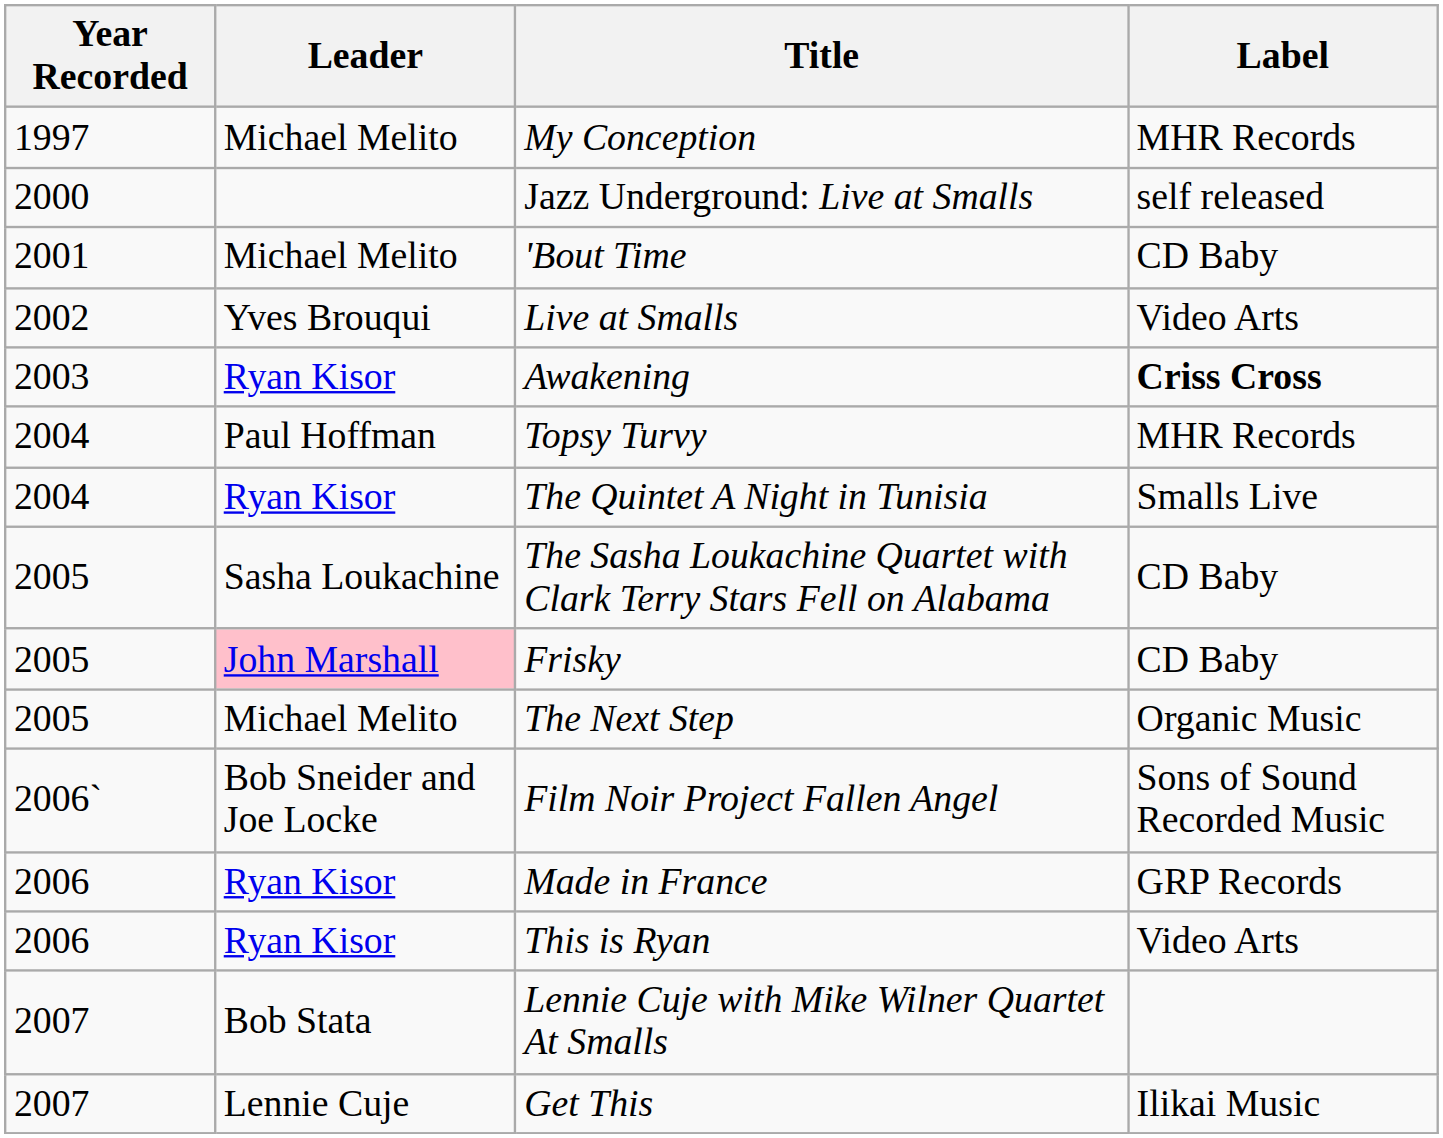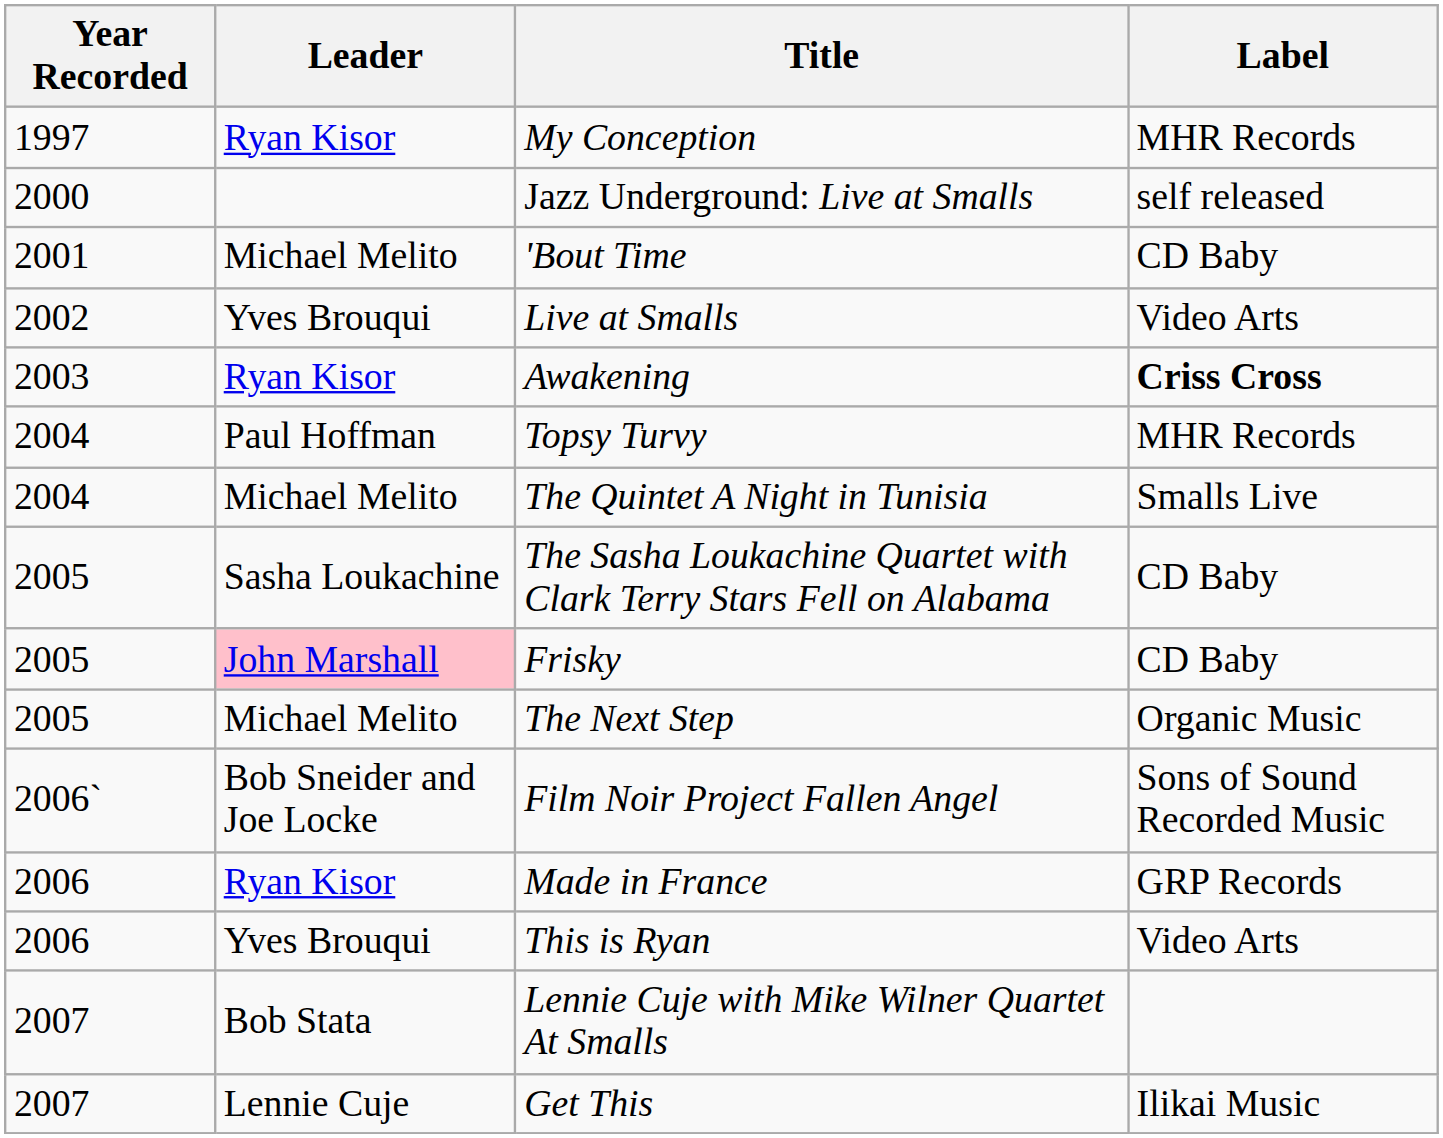(341, 136) Michael Melito -> (310, 136) Ryan Kisor
(310, 496) Ryan Kisor -> (341, 496) Michael Melito
(310, 940) Ryan Kisor -> (327, 940) Yves Brouqui
